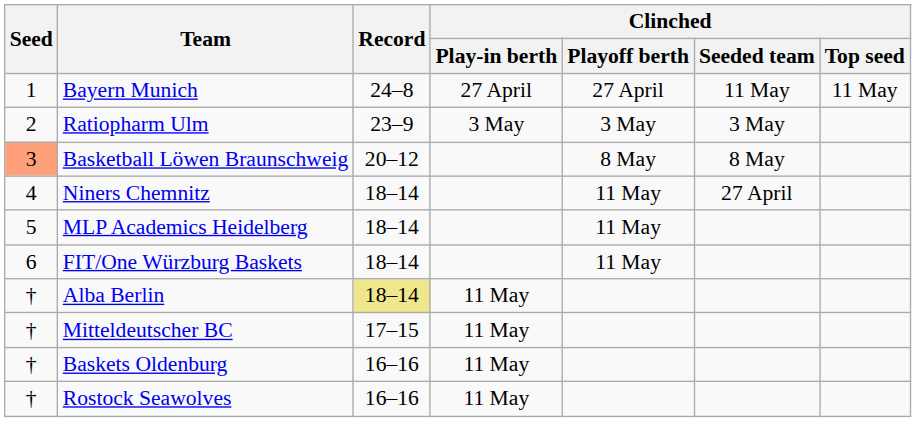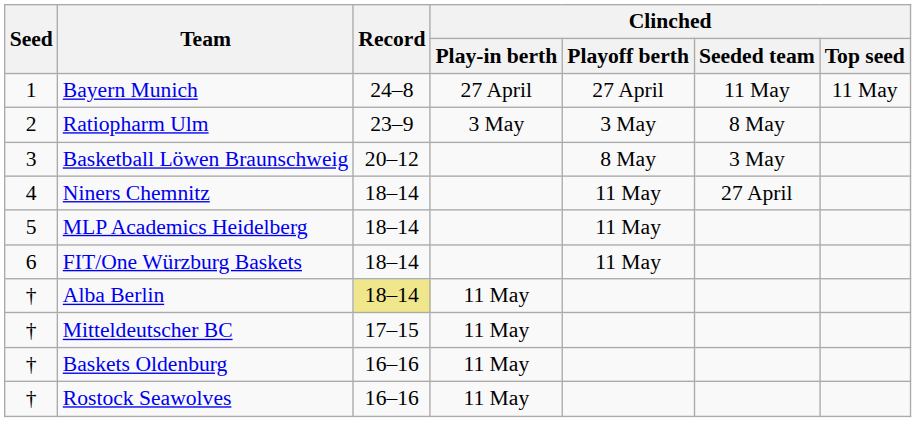(757, 124) 3 May -> (757, 124) 8 May
(31, 158) lightsalmon background -> (31, 158) no background
(757, 158) 8 May -> (757, 158) 3 May
